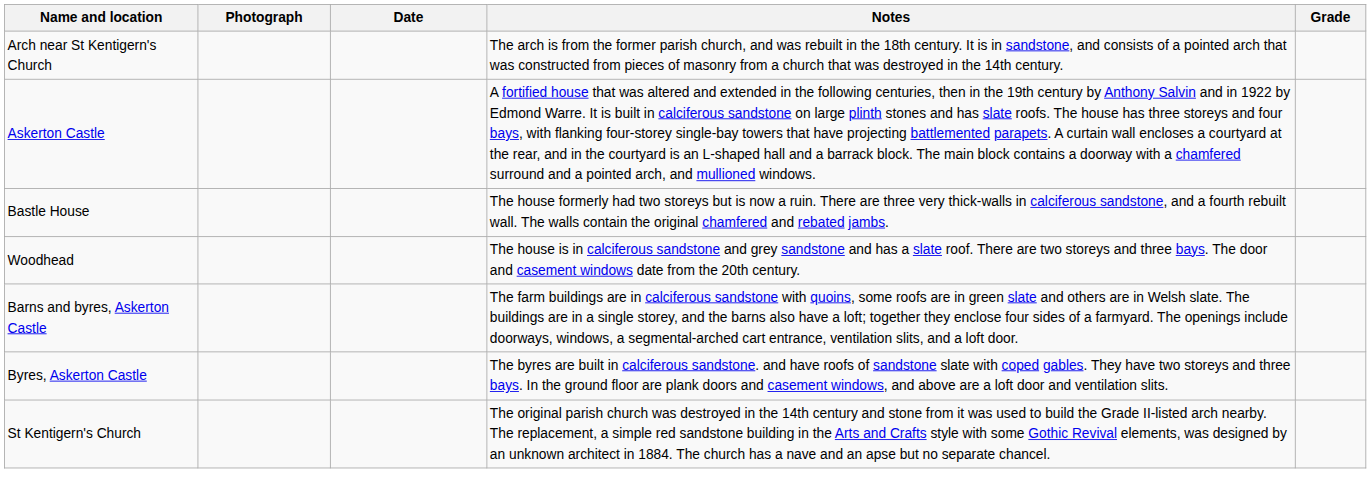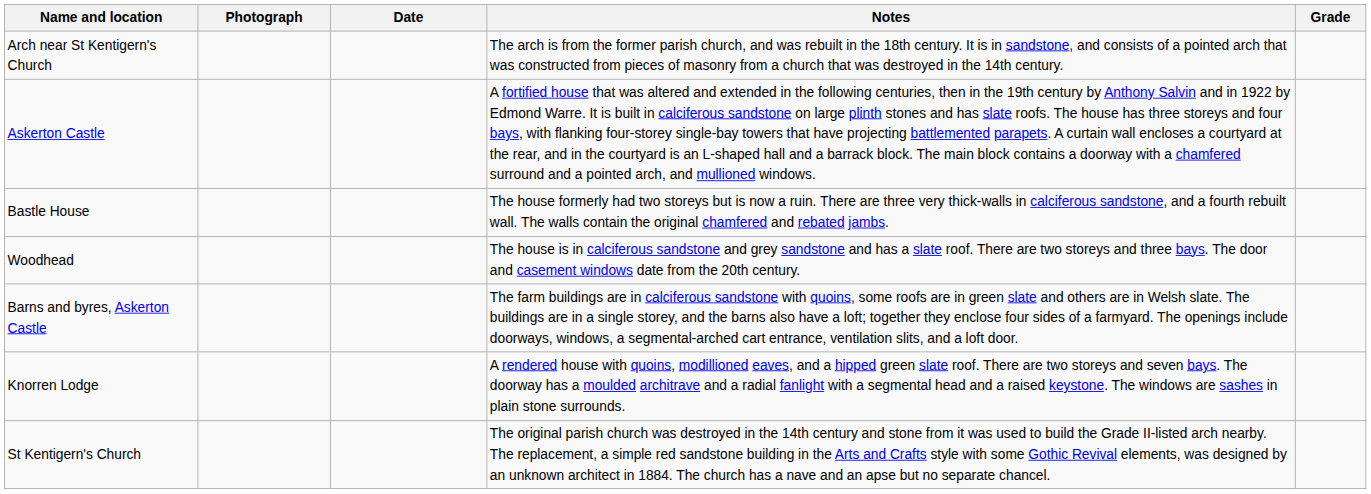+ row: (53, 386)
- row: (77, 375)
